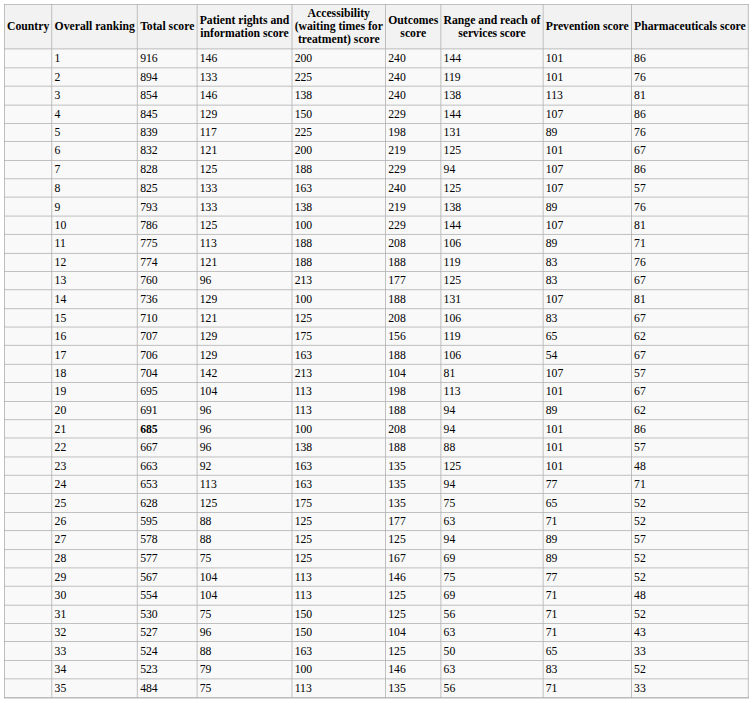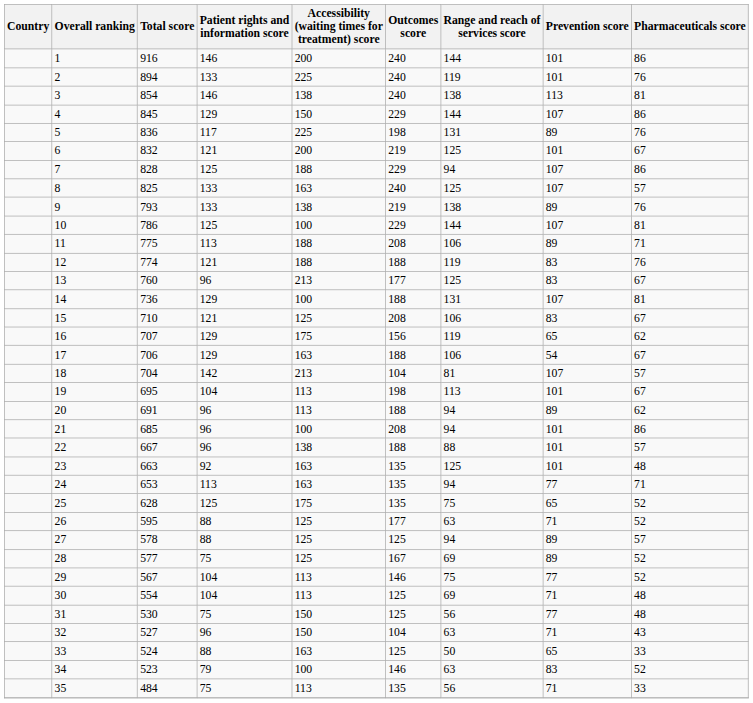(149, 132) 839 -> (149, 132) 836
(149, 429) bold -> (149, 429) normal
(552, 614) 71 -> (552, 614) 77
(640, 614) 52 -> (640, 614) 48
